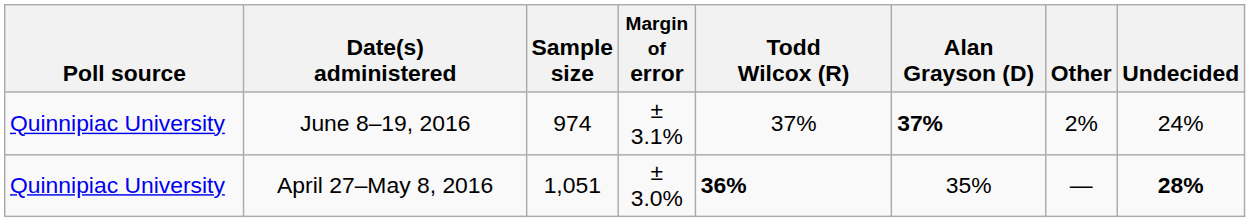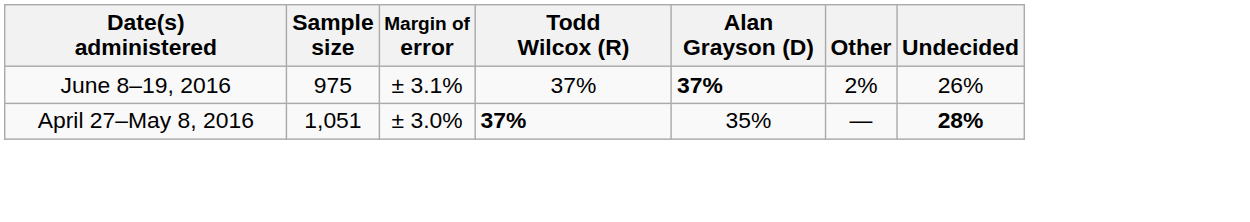- column: (124, 74)
(572, 123) 974 -> (333, 84) 975
(1181, 123) 24% -> (961, 84) 26%
(724, 185) 36% -> (503, 120) 37%
